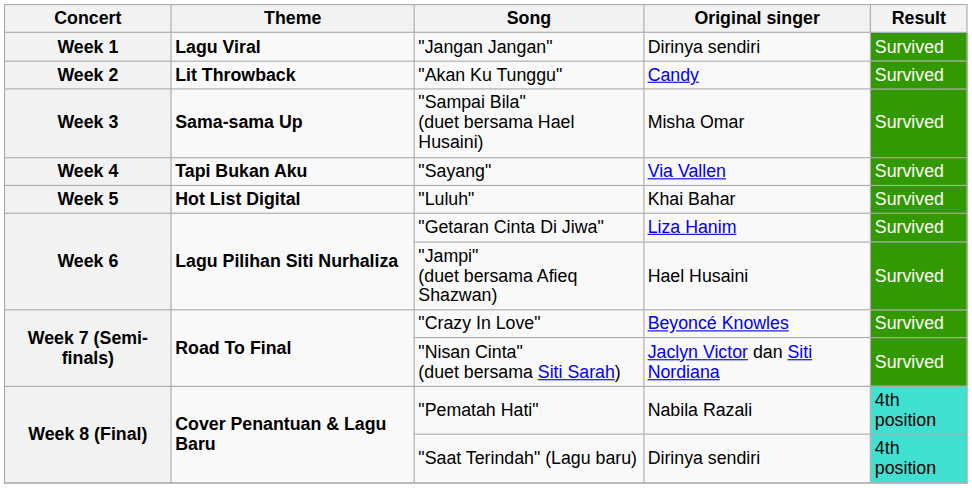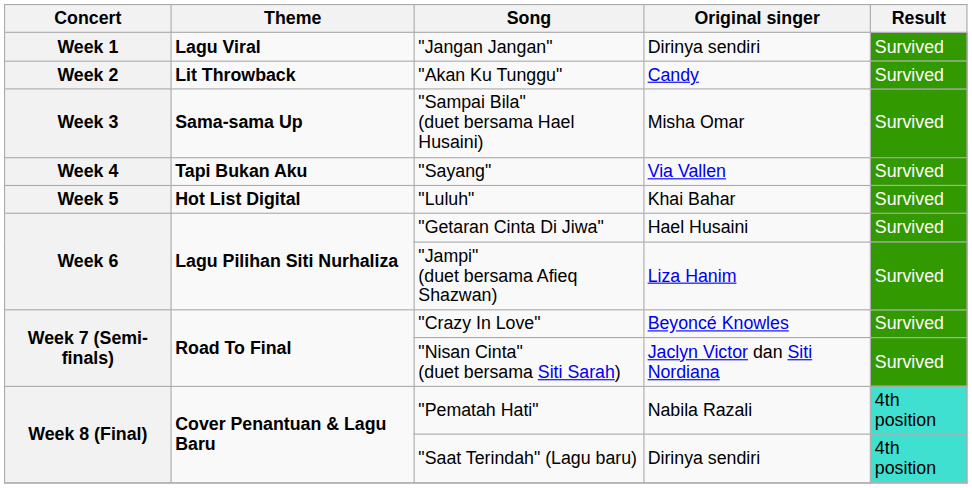(692, 227) Liza Hanim -> (698, 227) Hael Husaini
(698, 275) Hael Husaini -> (692, 275) Liza Hanim
